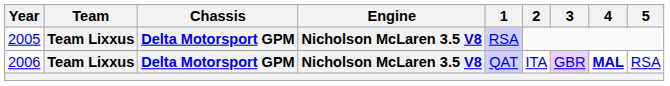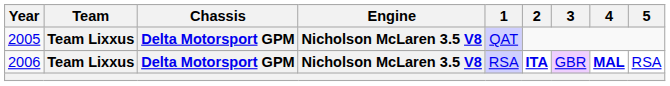(504, 39) RSA -> (504, 39) QAT
(504, 61) QAT -> (504, 61) RSA
(536, 61) normal -> (537, 61) bold
